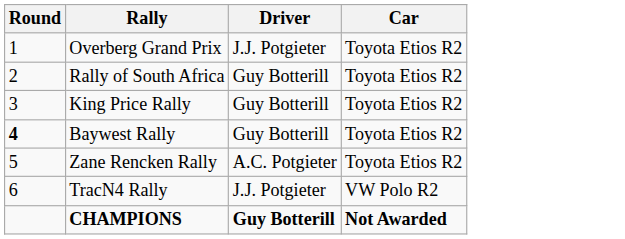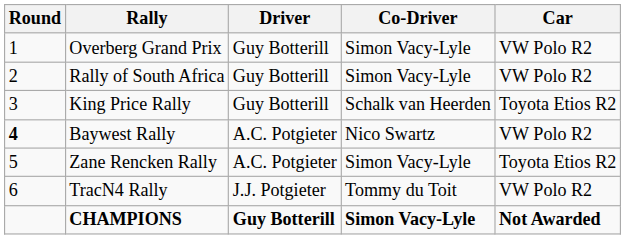+ column: (418, 18)
(279, 47) J.J. Potgieter -> (281, 47) Guy Botterill
(404, 47) Toyota Etios R2 -> (546, 47) VW Polo R2
(404, 76) Toyota Etios R2 -> (546, 76) VW Polo R2
(281, 133) Guy Botterill -> (285, 133) A.C. Potgieter
(404, 133) Toyota Etios R2 -> (546, 133) VW Polo R2
